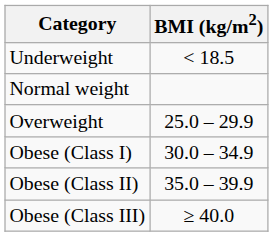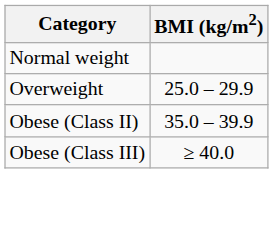- row: (61, 57)
- row: (71, 152)
